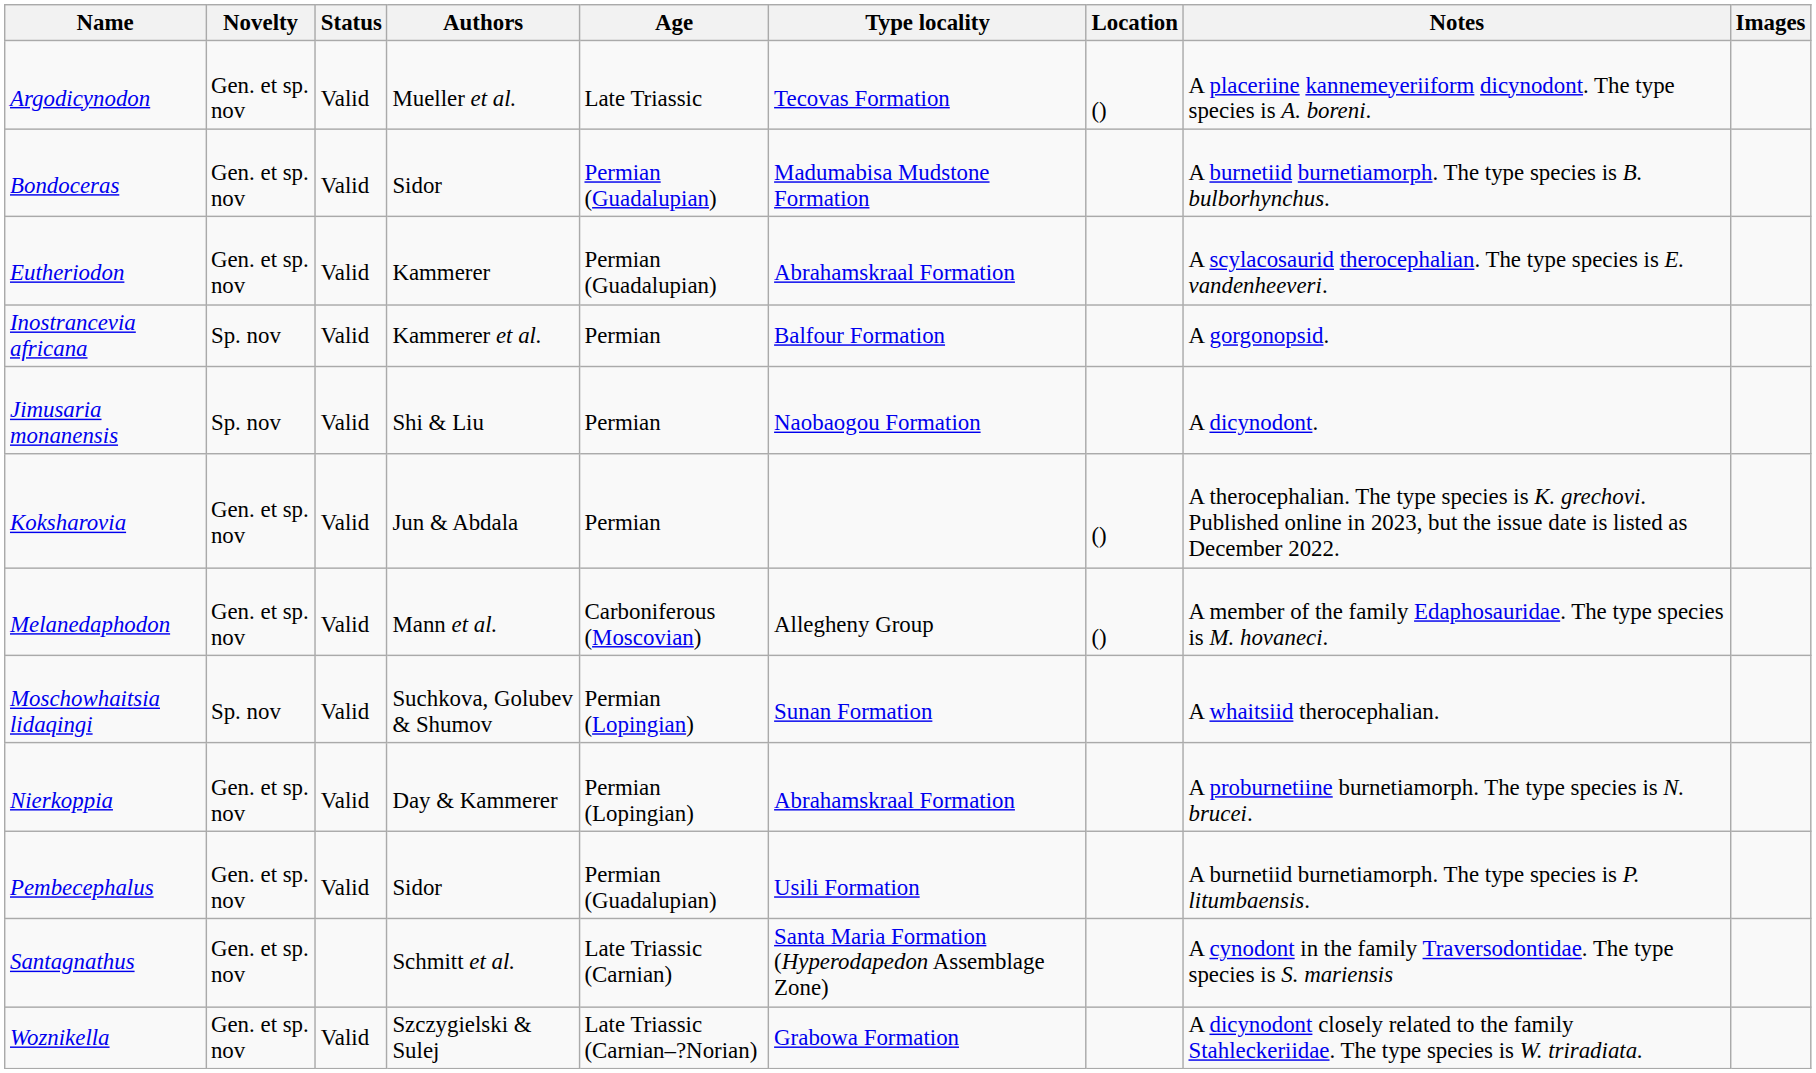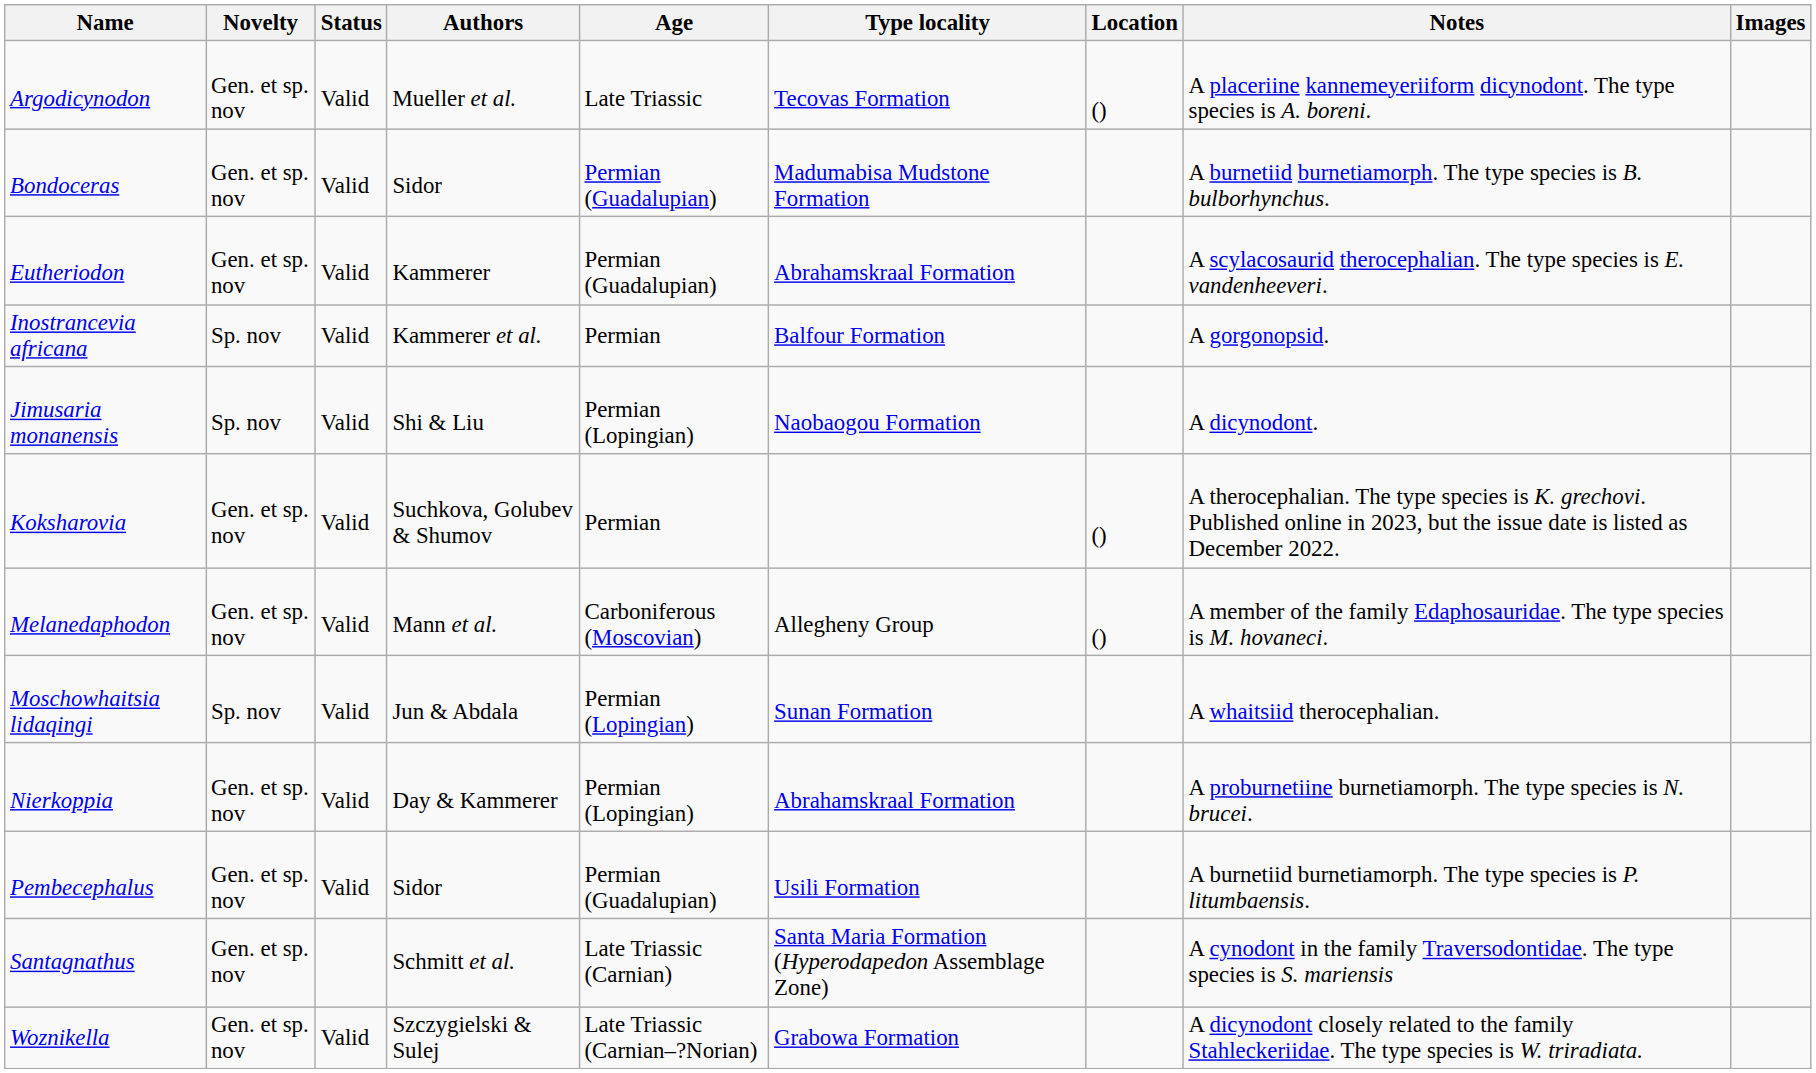(623, 422) Permian -> (639, 422) Permian (Lopingian)
(455, 523) Jun & Abdala -> (483, 523) Suchkova, Golubev & Shumov
(483, 711) Suchkova, Golubev & Shumov -> (455, 711) Jun & Abdala
